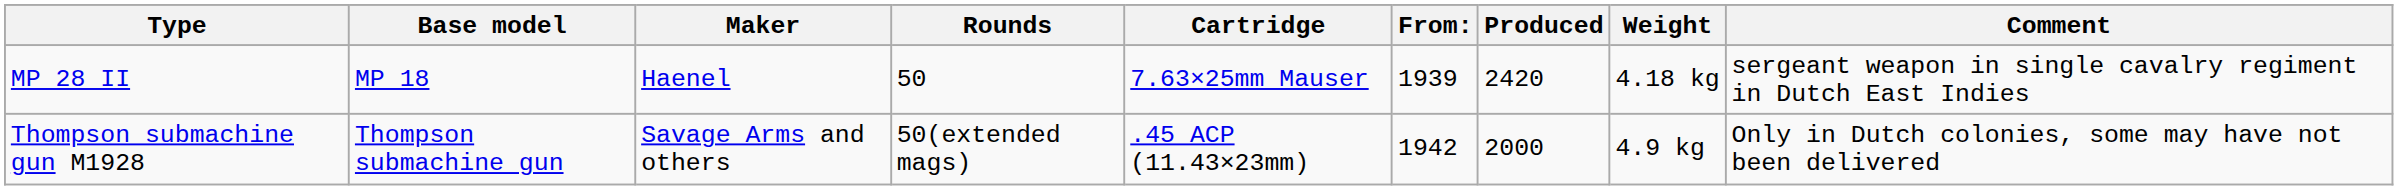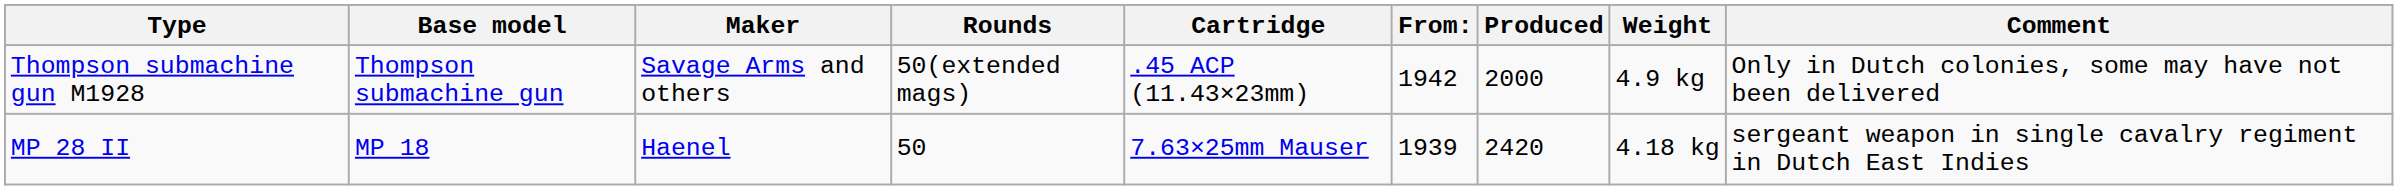rows swapped: (70, 80) <-> (152, 149)
